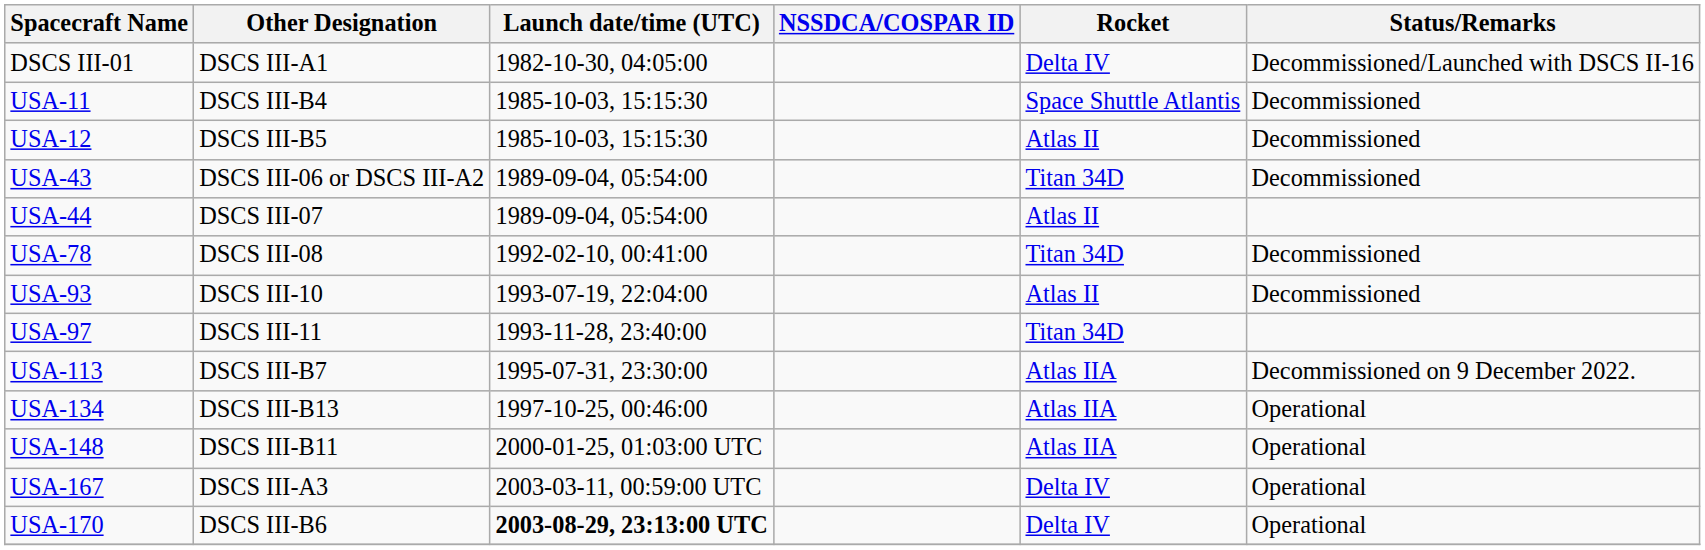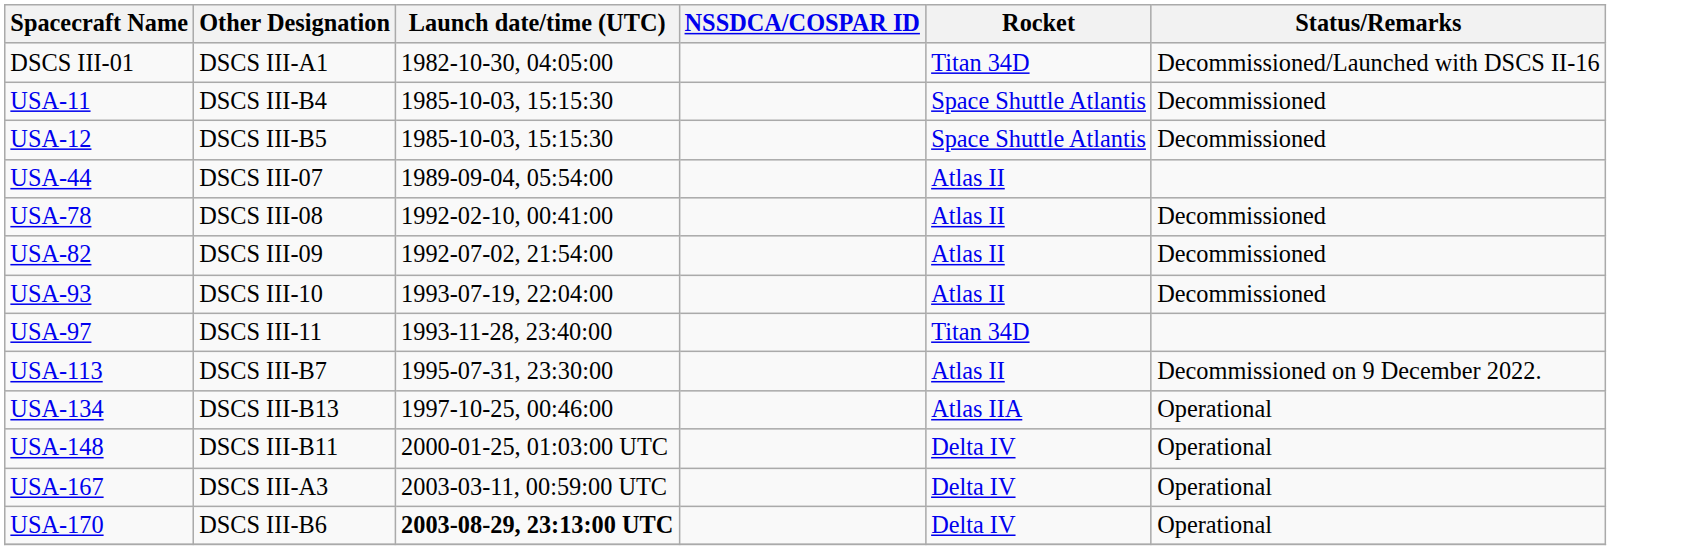(1068, 62) Delta IV -> (980, 62) Titan 34D
(1062, 139) Atlas II -> (1039, 139) Space Shuttle Atlantis
- row: (51, 178)
(1075, 255) Titan 34D -> (968, 216) Atlas II
+ row: (51, 255)
(1071, 370) Atlas IIA -> (968, 370) Atlas II
(1071, 448) Atlas IIA -> (973, 448) Delta IV
